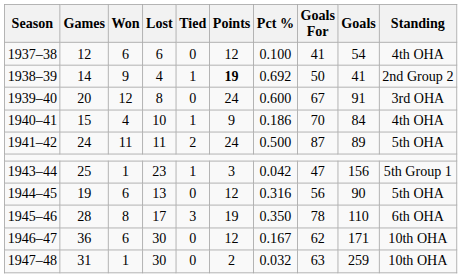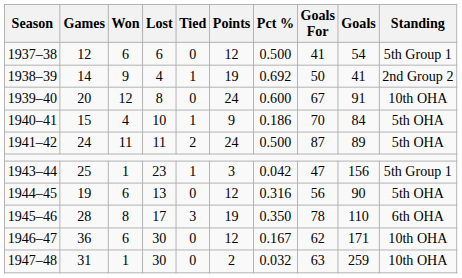(275, 53) 0.100 -> (275, 53) 0.500
(418, 53) 4th OHA -> (418, 53) 5th Group 1
(232, 76) bold -> (232, 76) normal
(418, 98) 3rd OHA -> (418, 98) 10th OHA
(418, 120) 4th OHA -> (418, 120) 5th OHA
